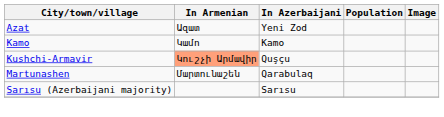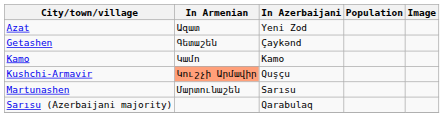+ row: (29, 43)
(287, 74) Qarabulaq -> (278, 89) Sarısu
(278, 89) Sarısu -> (287, 105) Qarabulaq
